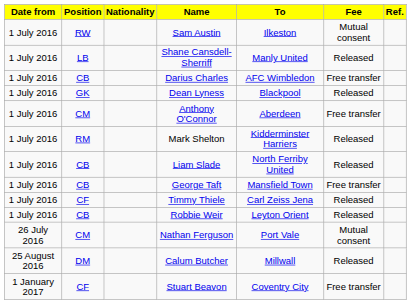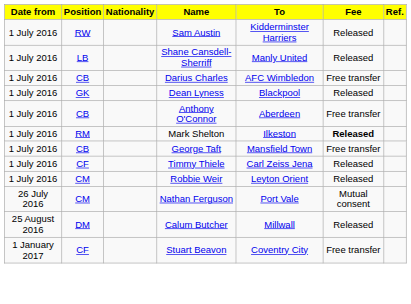(280, 33) Ilkeston -> (280, 33) Kidderminster Harriers
(354, 33) Mutual consent -> (353, 33) Released
(83, 114) CM -> (83, 114) CB
(280, 139) Kidderminster Harriers -> (280, 134) Ilkeston
(354, 139) normal -> (353, 134) bold
- row: (197, 165)
(83, 215) CB -> (83, 179) CM
